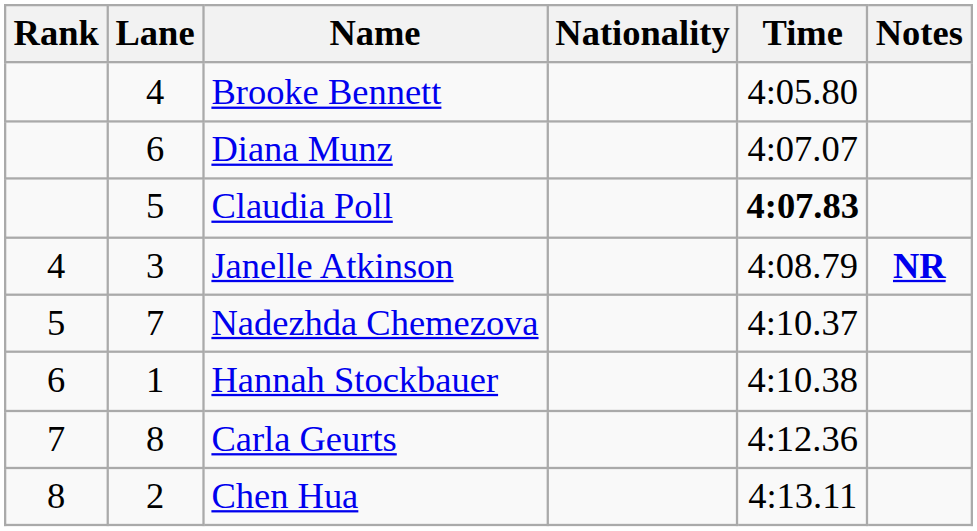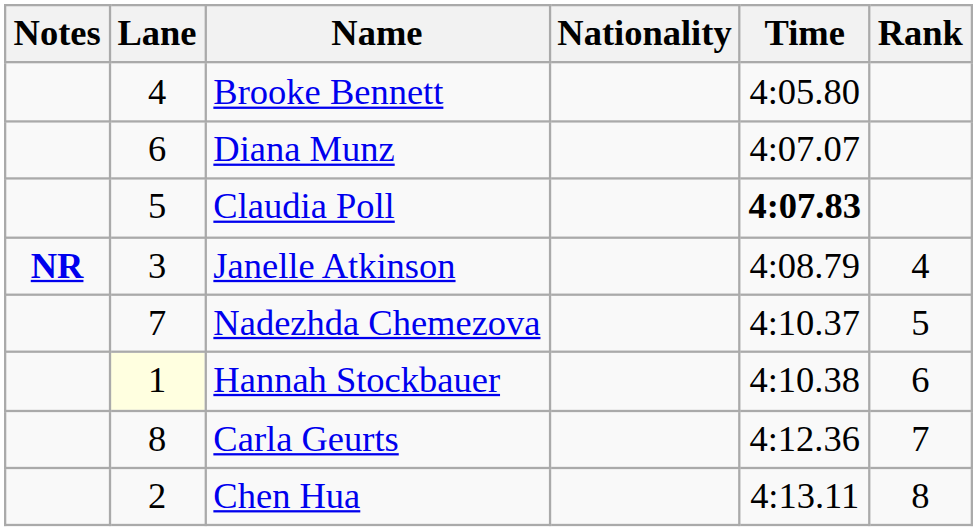columns swapped: (56, 33) <-> (919, 33)
(155, 380) no background -> (157, 380) lightyellow background
